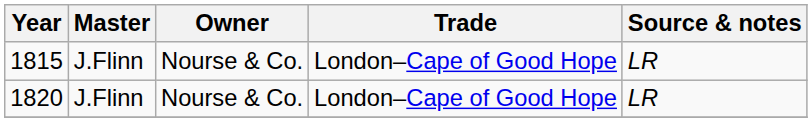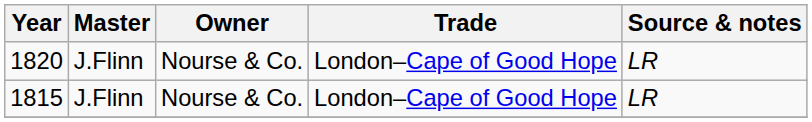rows swapped: (37, 60) <-> (37, 98)
